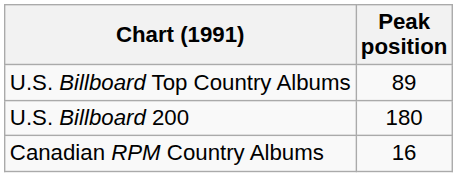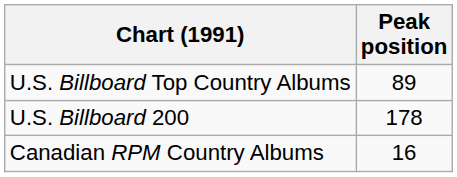(404, 117) 180 -> (404, 117) 178
